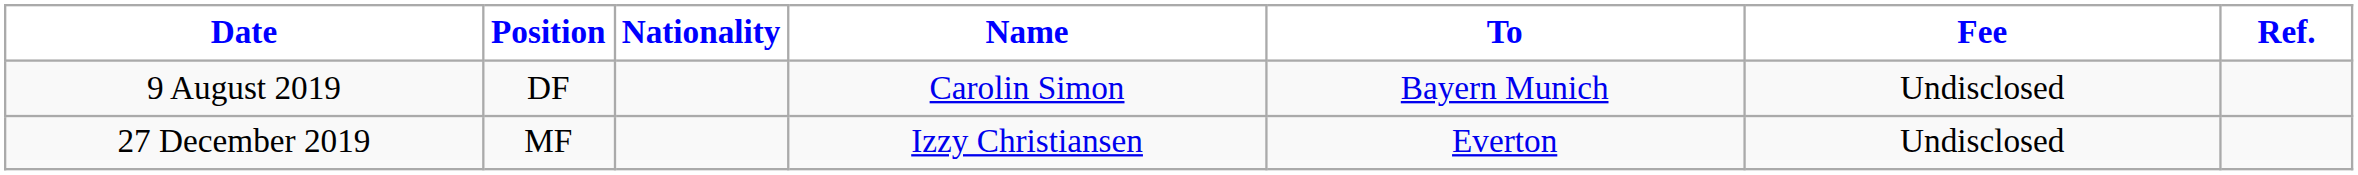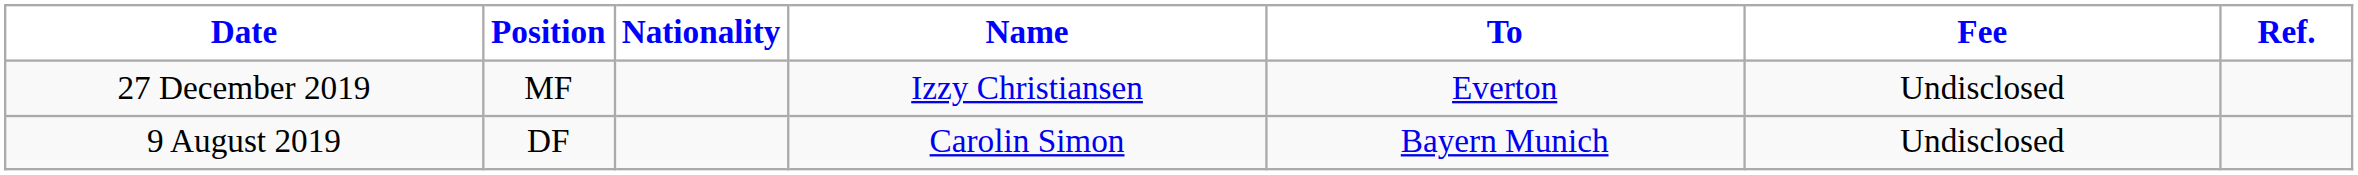rows swapped: (244, 87) <-> (244, 142)
